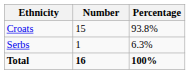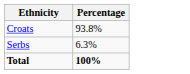- column: (101, 12)
